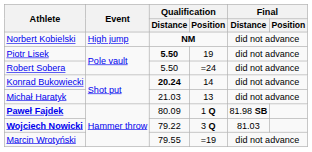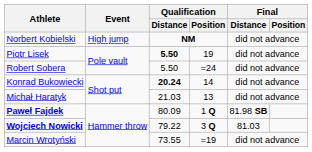(169, 140) 79.55 -> (169, 140) 73.55
